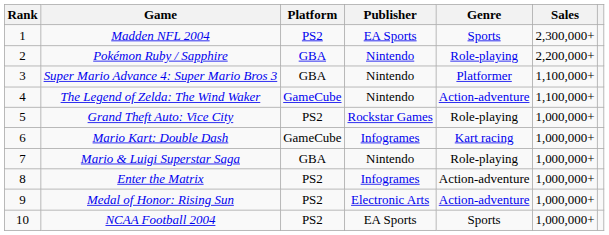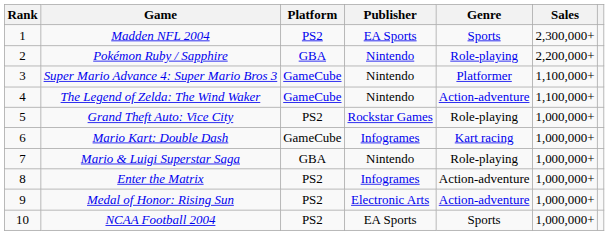(312, 76) GBA -> (312, 76) GameCube
